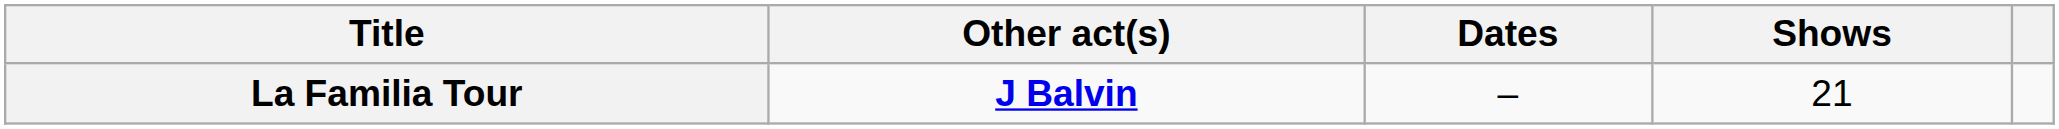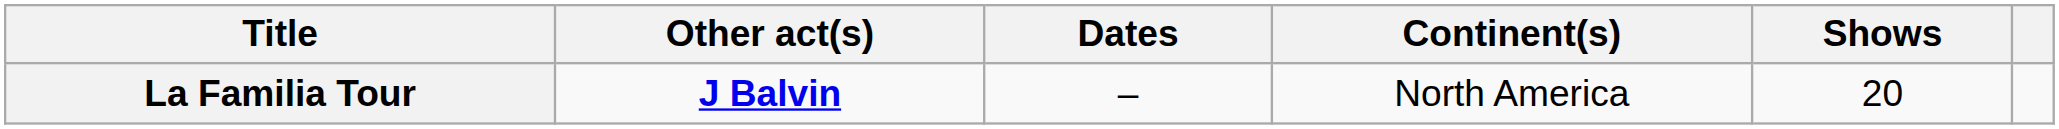+ column: (1512, 33)
(1832, 92) 21 -> (1882, 92) 20
